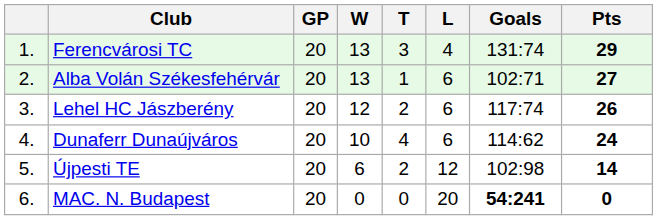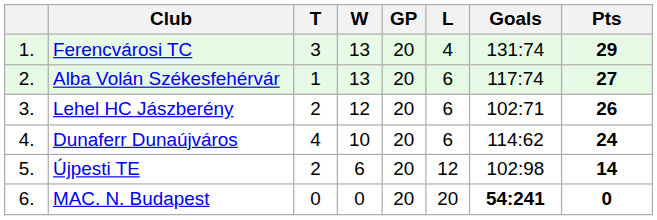columns swapped: (315, 19) <-> (404, 19)
(515, 79) 102:71 -> (515, 79) 117:74
(515, 109) 117:74 -> (515, 109) 102:71
